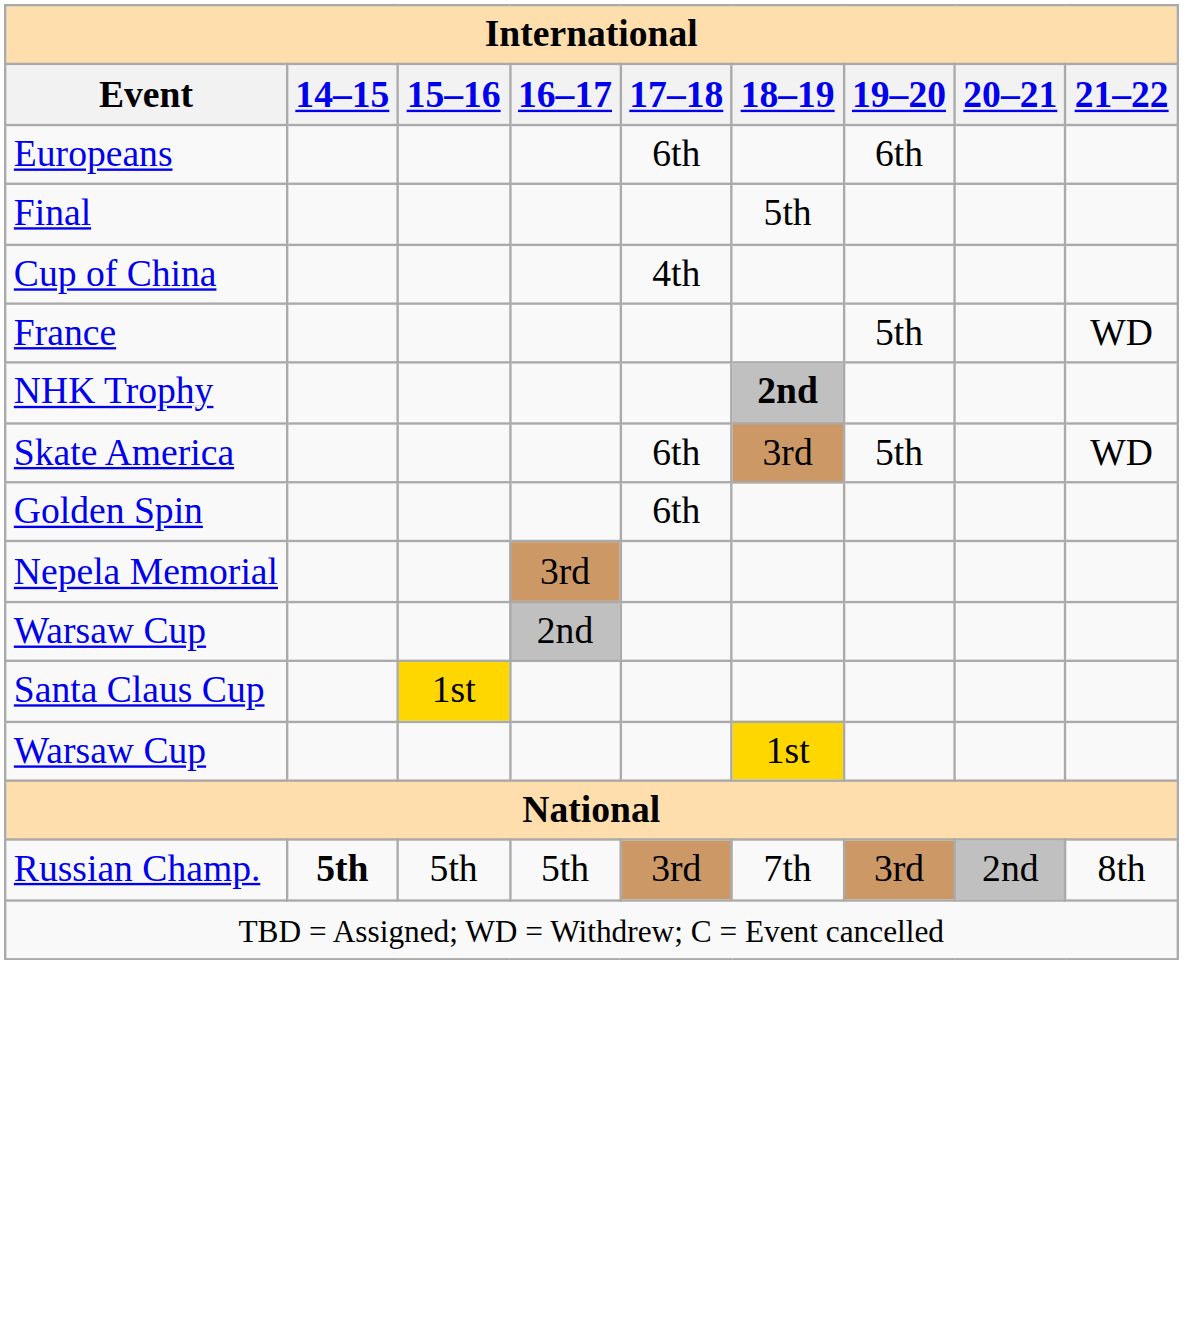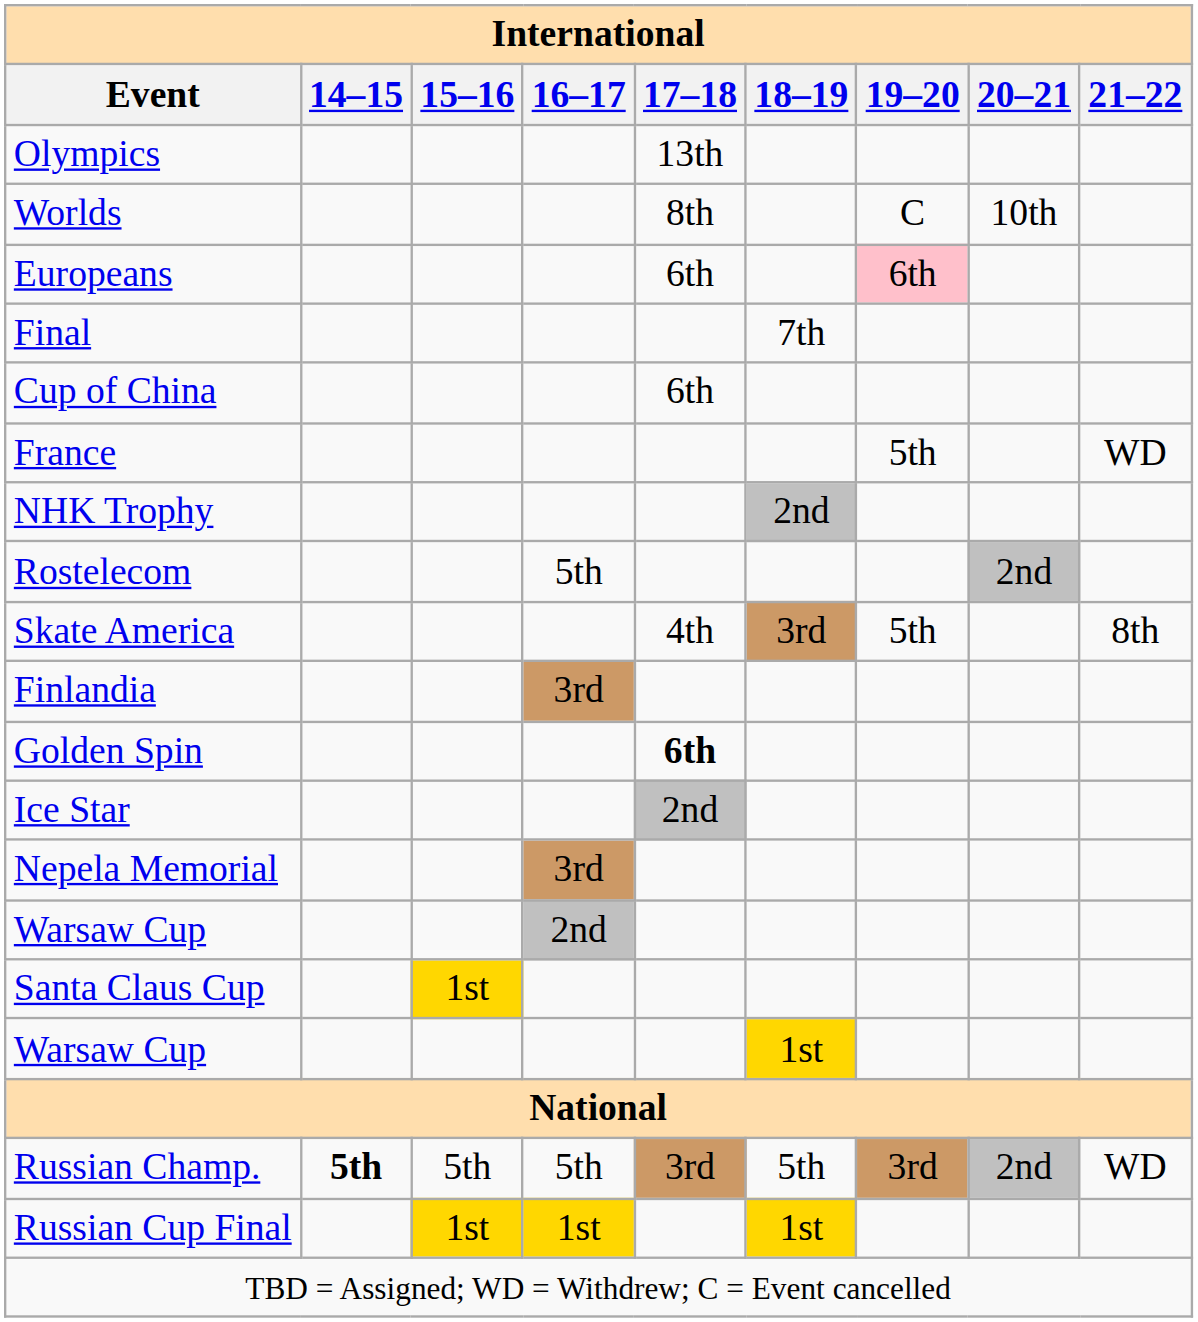+ row: (87, 153)
+ row: (68, 213)
(899, 153) no background -> (913, 272) pink background
(788, 213) 5th -> (801, 332) 7th
(676, 272) 4th -> (690, 392) 6th
(788, 392) bold -> (801, 511) normal
+ row: (103, 570)
(676, 451) 6th -> (690, 630) 4th
(1122, 451) WD -> (1135, 630) 8th
+ row: (85, 690)
(676, 511) normal -> (690, 749) bold
+ row: (72, 809)
(788, 869) 7th -> (801, 1167) 5th
(1122, 869) 8th -> (1135, 1167) WD
+ row: (153, 1226)
